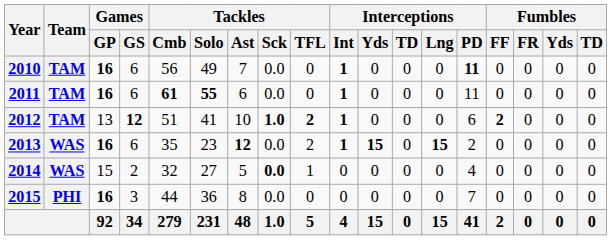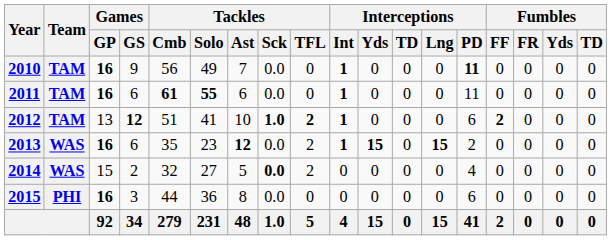(134, 68) 6 -> (134, 68) 9
(310, 171) 1 -> (310, 171) 2
(472, 196) 7 -> (472, 196) 6
